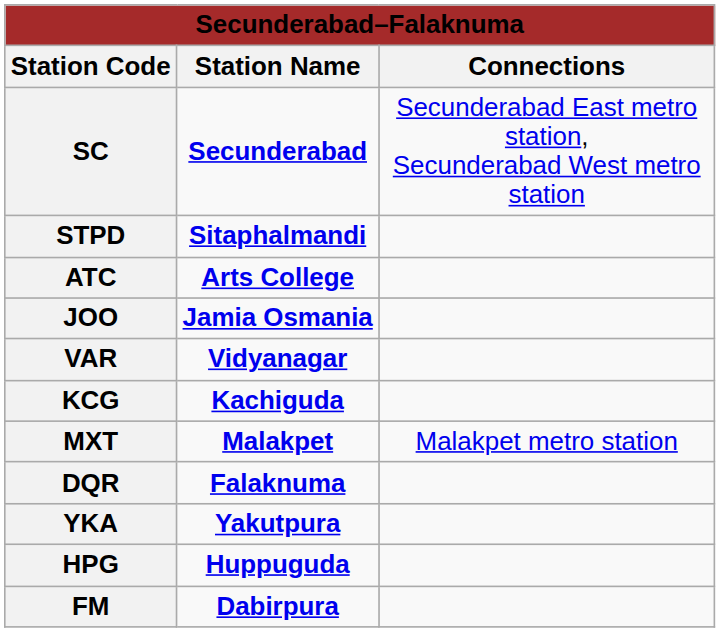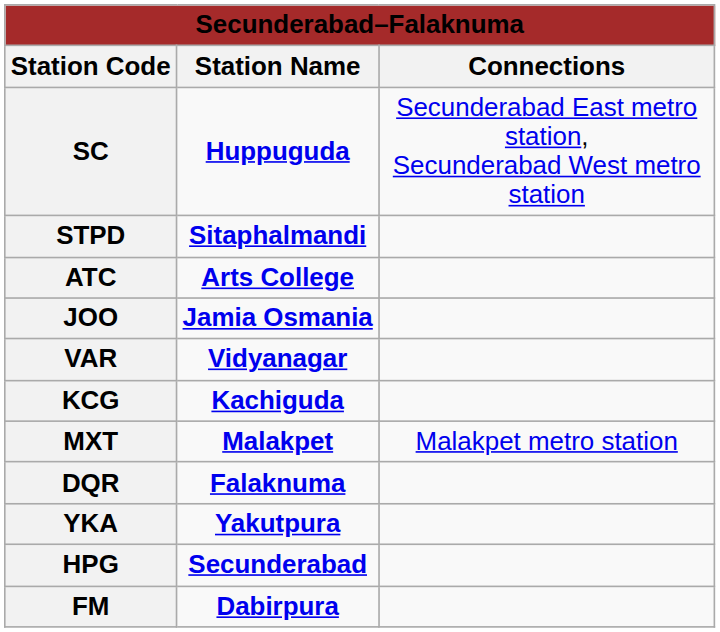(278, 151) Secunderabad -> (278, 151) Huppuguda
(278, 564) Huppuguda -> (278, 564) Secunderabad
